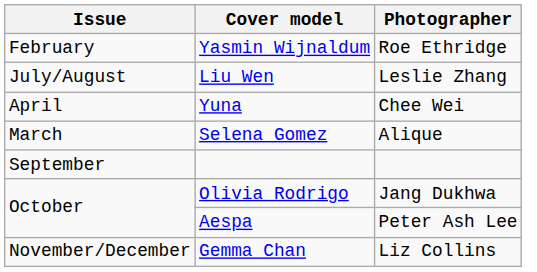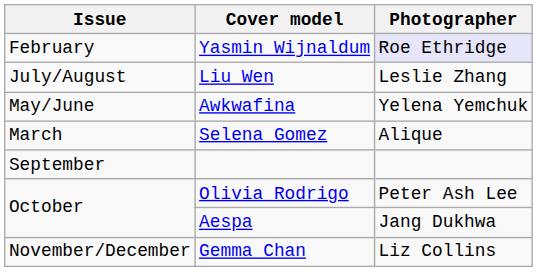(443, 48) no background -> (443, 48) lavender background
- row: (220, 106)
+ row: (247, 106)
(437, 193) Jang Dukhwa -> (448, 193) Peter Ash Lee
(448, 222) Peter Ash Lee -> (437, 222) Jang Dukhwa
